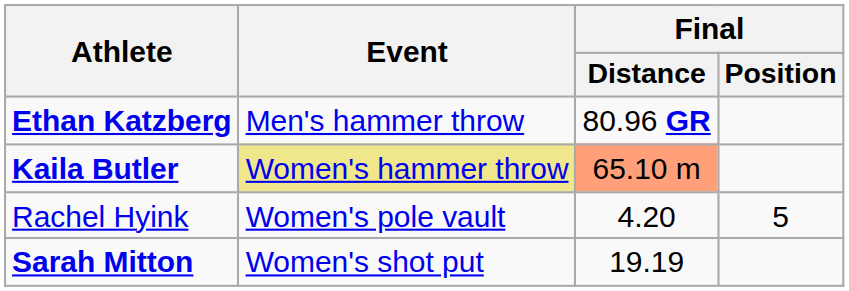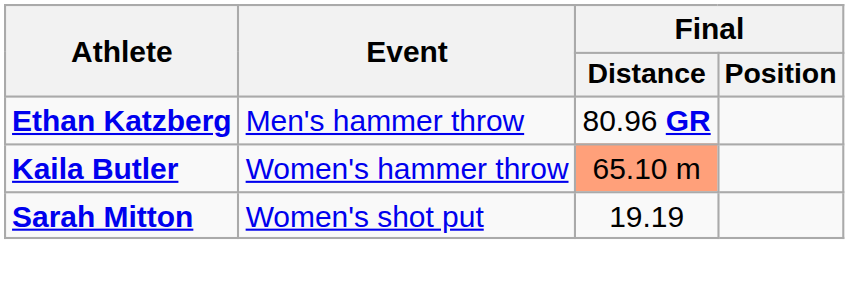(407, 168) khaki background -> (407, 168) no background
- row: (100, 216)
